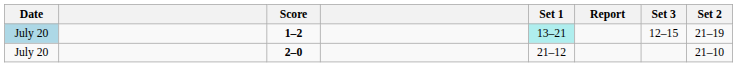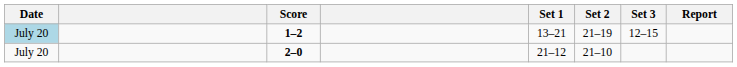columns swapped: (710, 14) <-> (608, 14)
(551, 33) paleturquoise background -> (551, 33) no background
